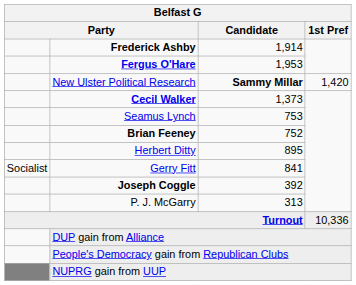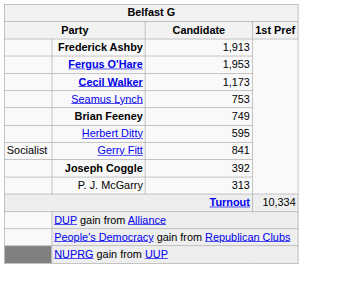(289, 47) 1,914 -> (236, 47) 1,913
- row: (124, 82)
(289, 99) 1,373 -> (236, 82) 1,173
(294, 133) 752 -> (241, 116) 749
(294, 151) 895 -> (241, 133) 595
(332, 220) 10,336 -> (279, 202) 10,334
